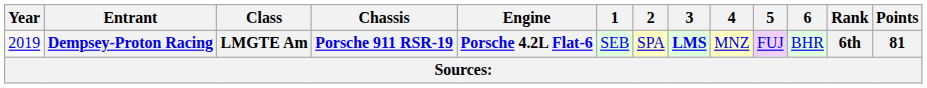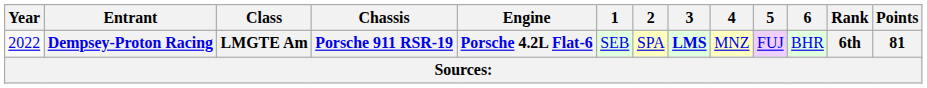(24, 43) 2019 -> (24, 43) 2022
